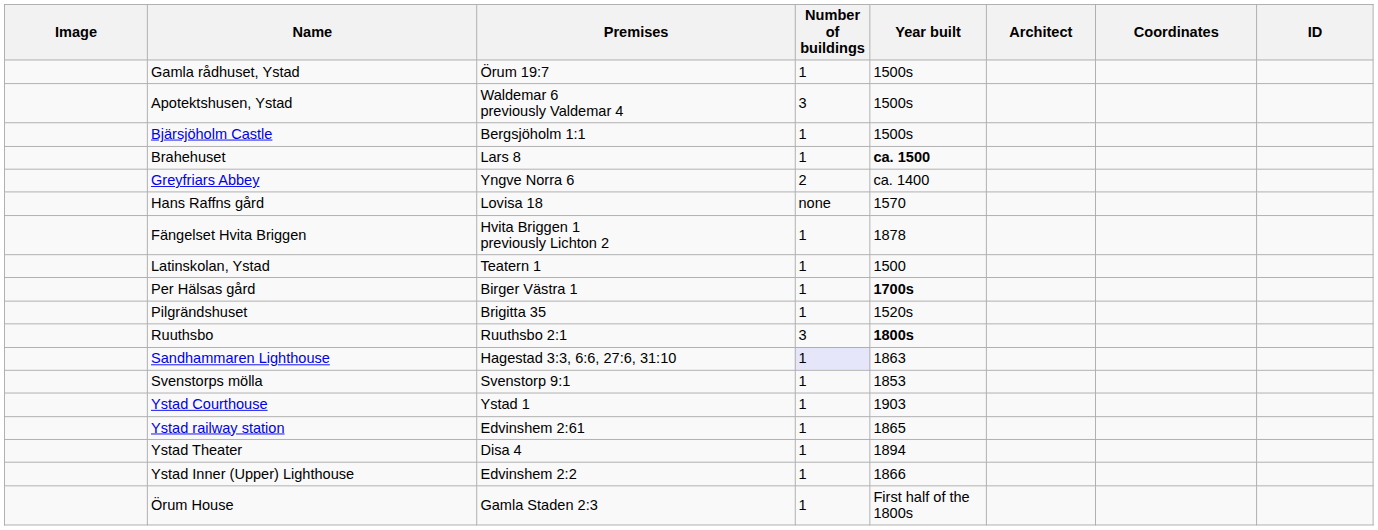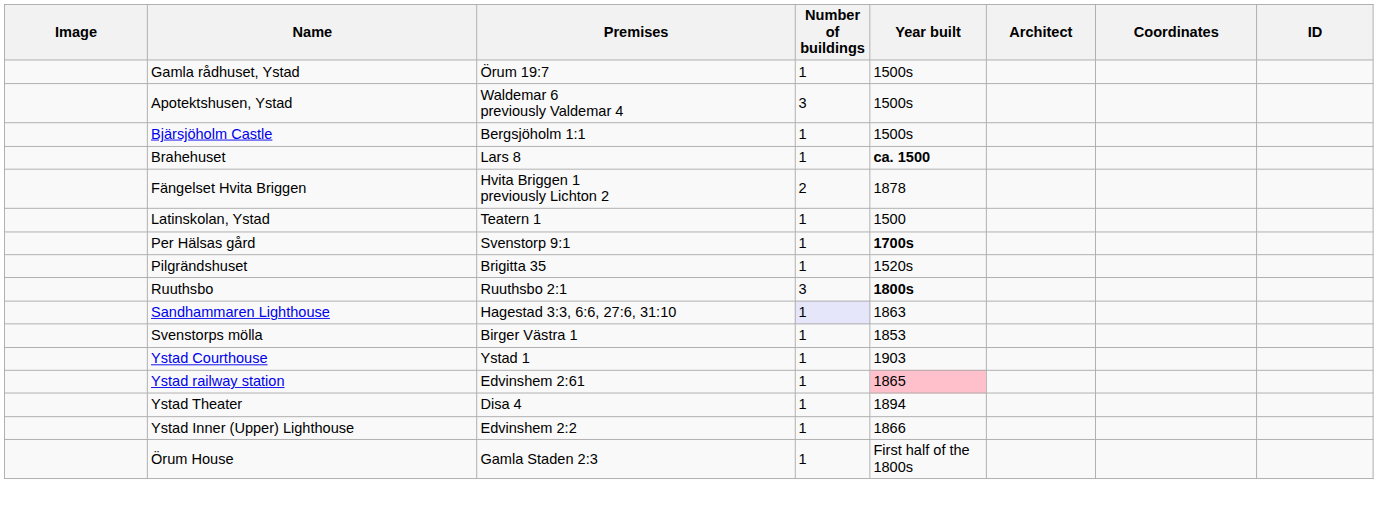- row: (205, 180)
- row: (208, 203)
(803, 235) 1 -> (803, 188) 2
(529, 289) Birger Västra 1 -> (525, 243) Svenstorp 9:1
(525, 381) Svenstorp 9:1 -> (529, 335) Birger Västra 1
(890, 427) no background -> (890, 381) pink background
